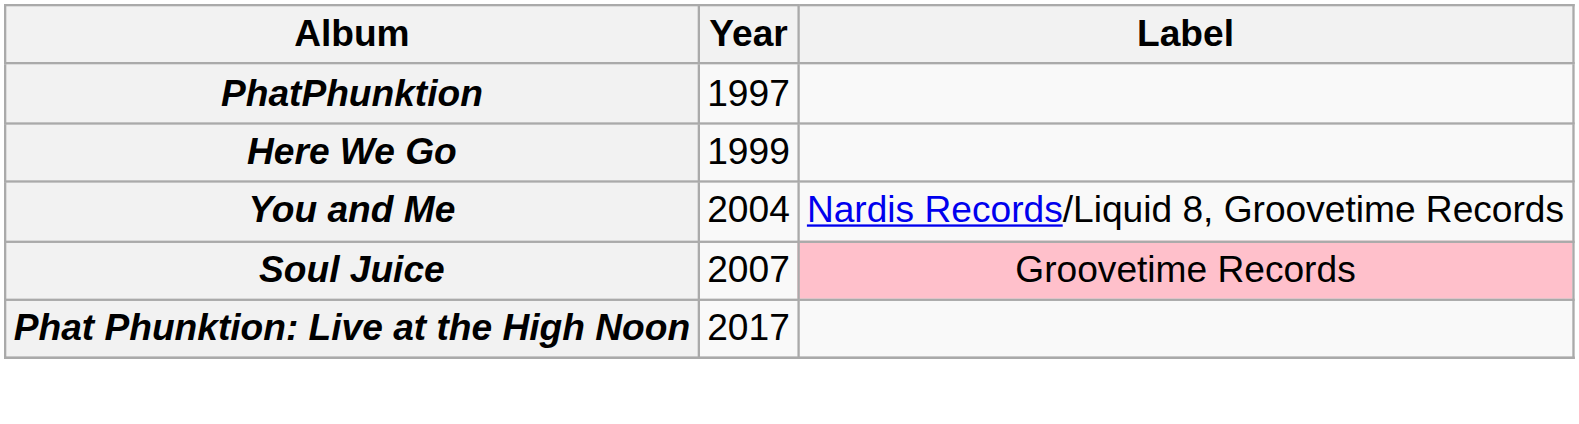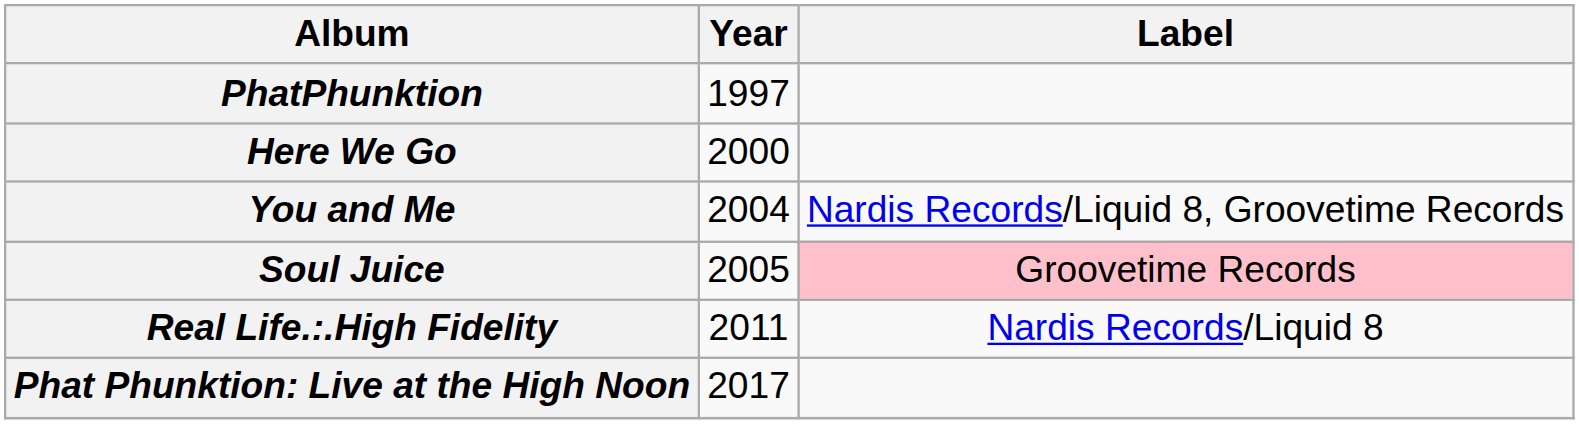(749, 151) 1999 -> (749, 151) 2000
(749, 269) 2007 -> (749, 269) 2005
+ row: (352, 328)
